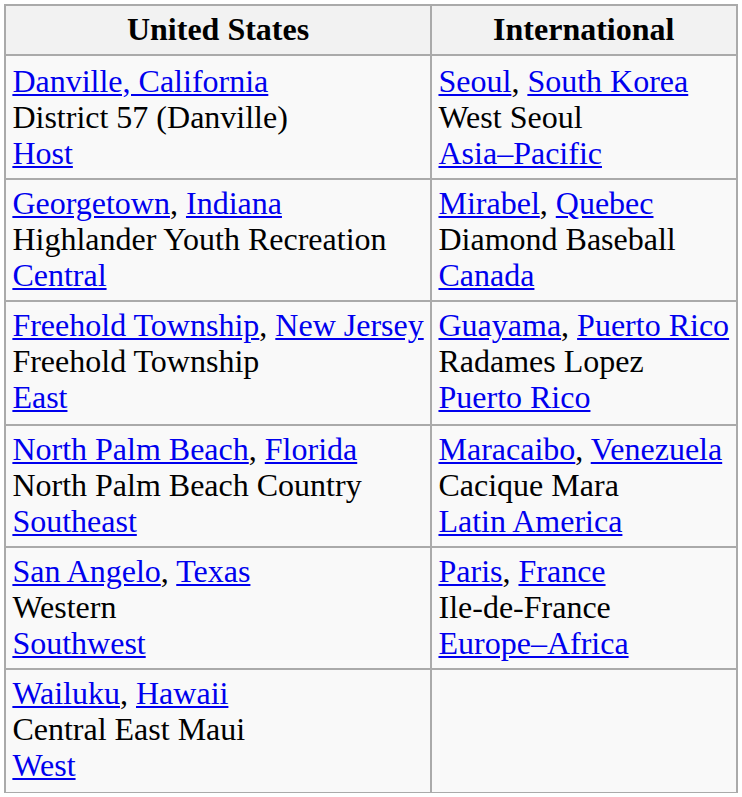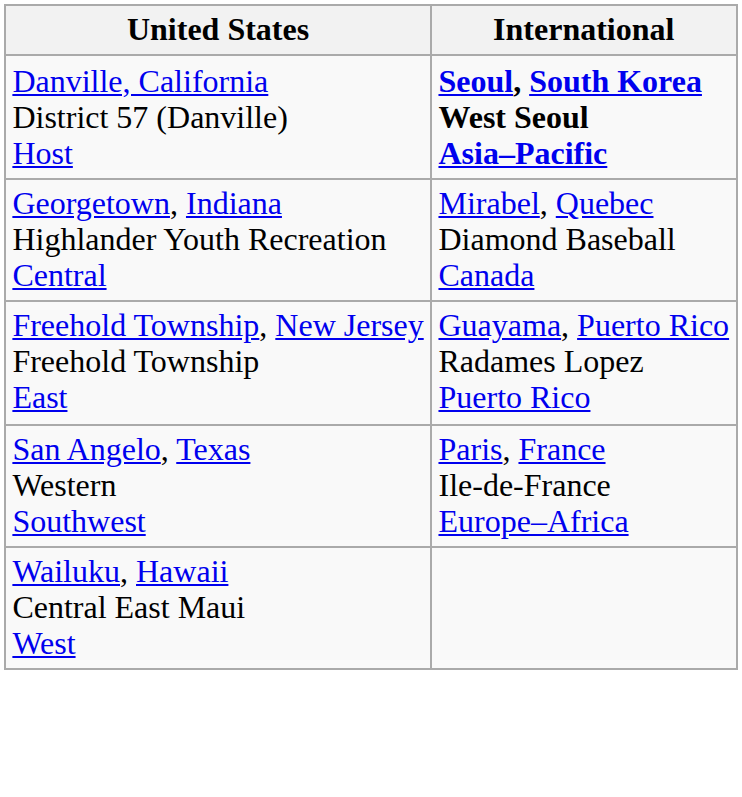(563, 116) normal -> (570, 116) bold
- row: (187, 484)
